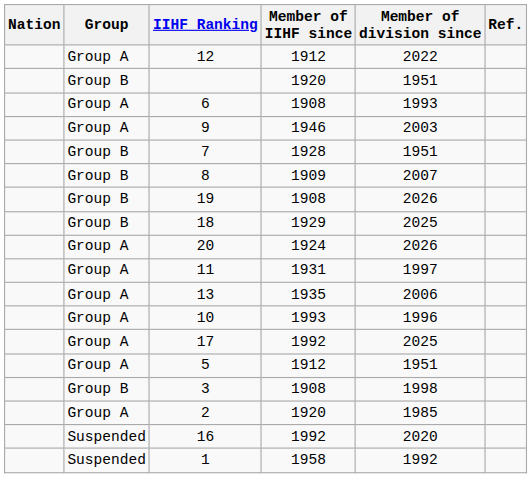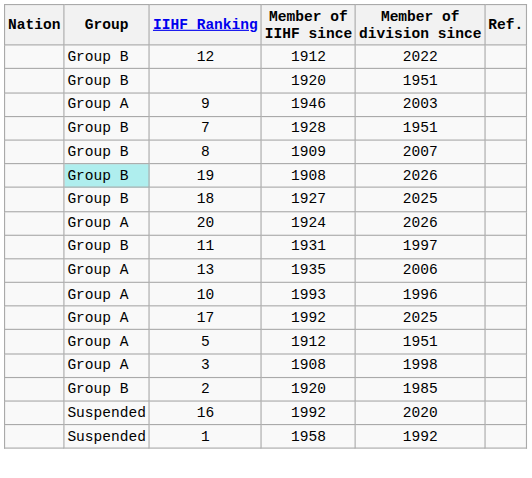(98, 57) Group A -> (98, 57) Group B
- row: (205, 104)
(98, 199) no background -> (98, 176) paleturquoise background
(308, 223) 1929 -> (308, 199) 1927
(98, 271) Group A -> (98, 247) Group B
(98, 389) Group B -> (98, 365) Group A
(98, 413) Group A -> (98, 389) Group B
